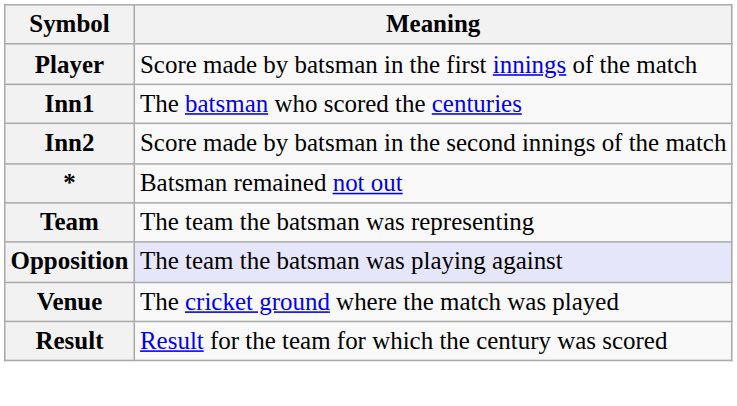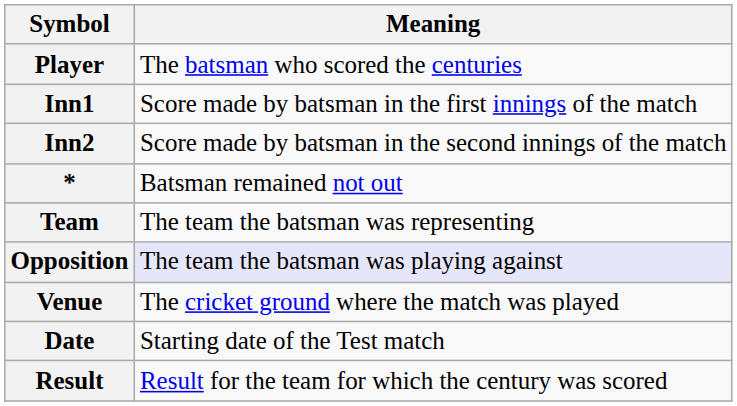(419, 63) Score made by batsman in the first innings of the match -> (331, 63) The batsman who scored the centuries
(331, 103) The batsman who scored the centuries -> (419, 103) Score made by batsman in the first innings of the match
+ row: (69, 340)
